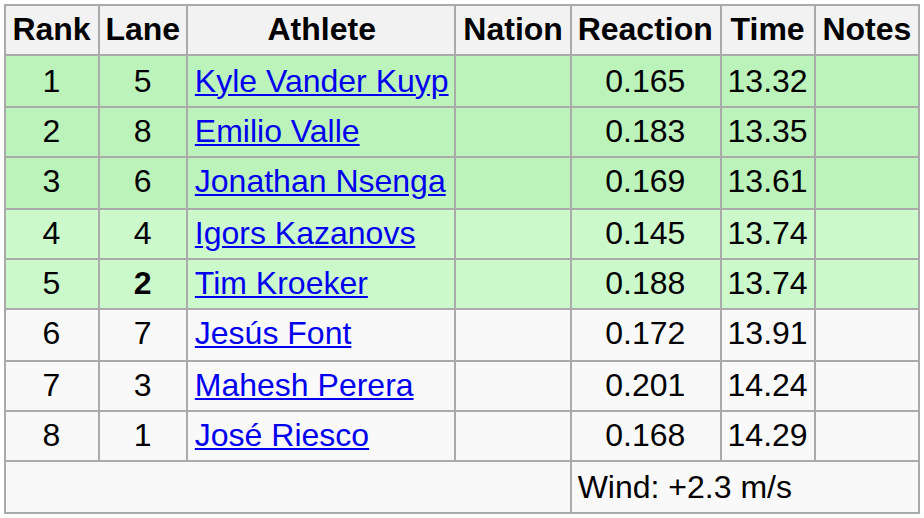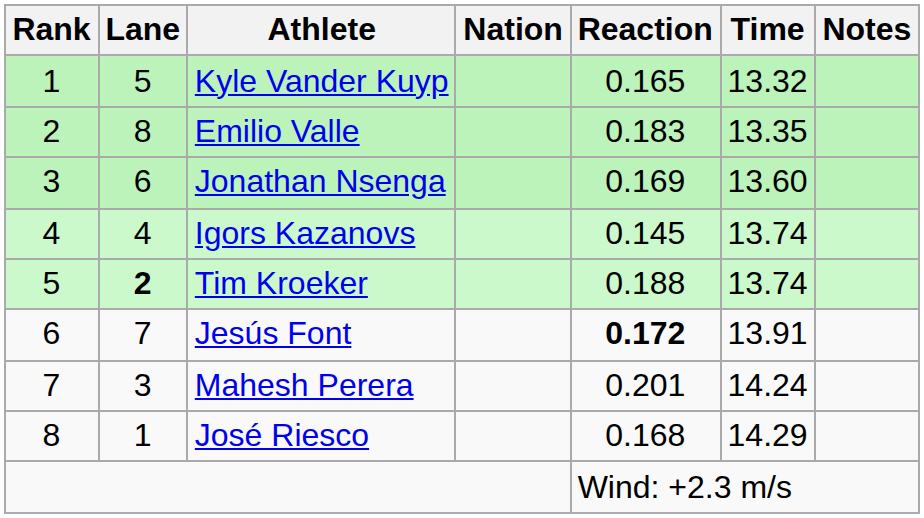(768, 182) 13.61 -> (768, 182) 13.60
(645, 334) normal -> (645, 334) bold
